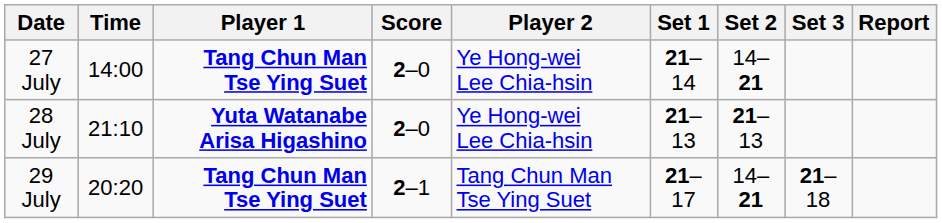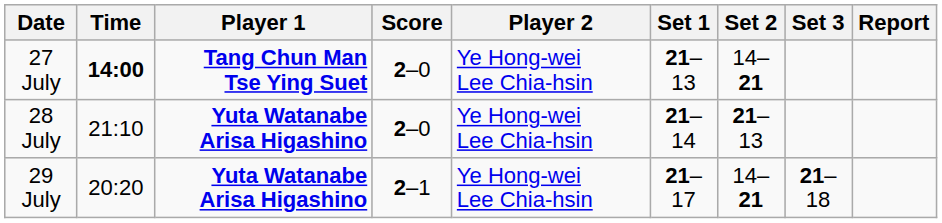(116, 70) normal -> (116, 70) bold
(683, 70) 21–14 -> (684, 70) 21–13
(683, 129) 21–13 -> (684, 129) 21–14
(285, 188) Tang Chun Man Tse Ying Suet -> (283, 188) Yuta Watanabe Arisa Higashino
(534, 188) Tang Chun Man Tse Ying Suet -> (525, 188) Ye Hong-wei Lee Chia-hsin
